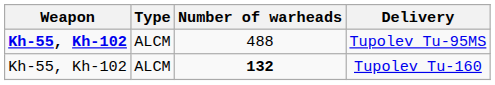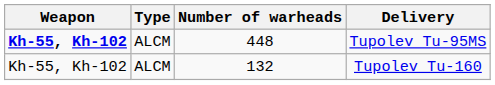(260, 42) 488 -> (260, 42) 448
(260, 67) bold -> (260, 67) normal
